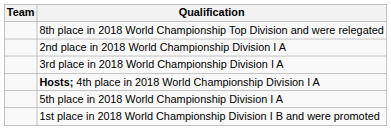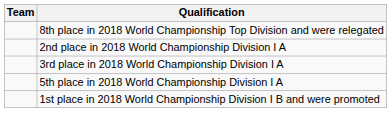- row: (180, 82)
